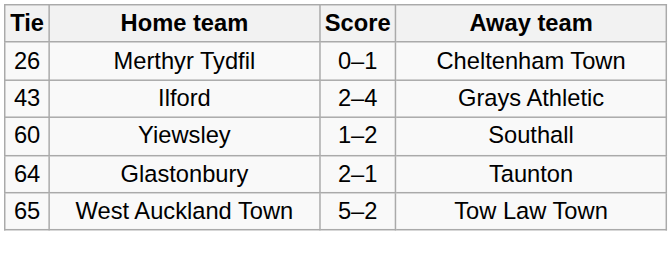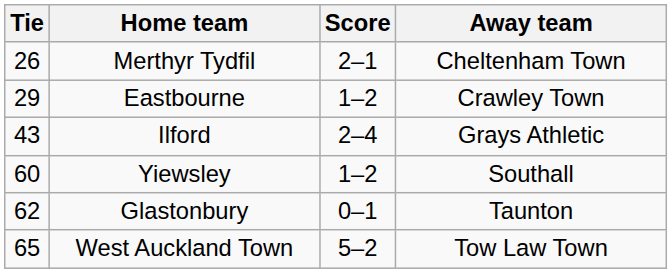(358, 60) 0–1 -> (358, 60) 2–1
+ row: (184, 98)
(27, 173) 64 -> (27, 211) 62
(358, 173) 2–1 -> (358, 211) 0–1
